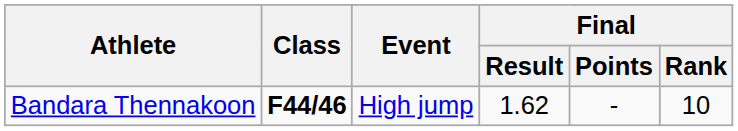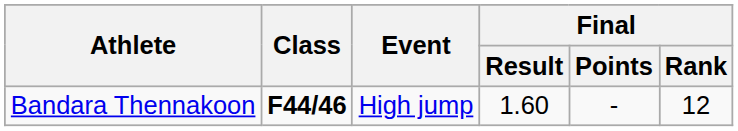(524, 106) 1.62 -> (524, 106) 1.60
(696, 106) 10 -> (696, 106) 12
